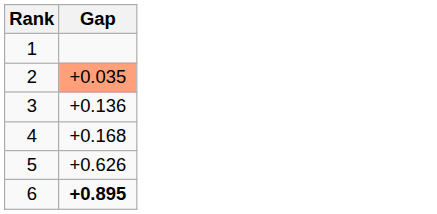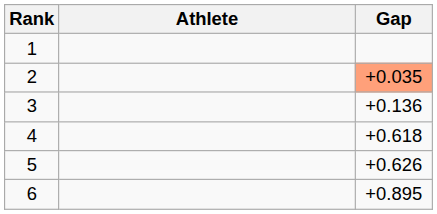+ column: (207, 19)
(98, 135) +0.168 -> (394, 135) +0.618
(98, 194) bold -> (394, 194) normal
